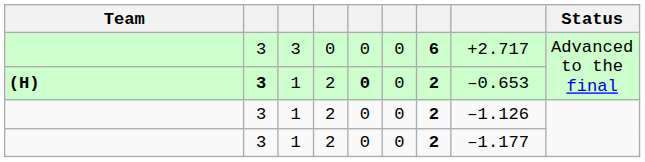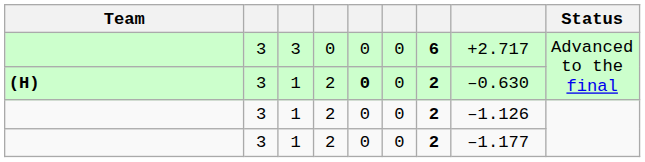(261, 83) bold -> (261, 83) normal
(498, 83) –0.653 -> (498, 83) –0.630
